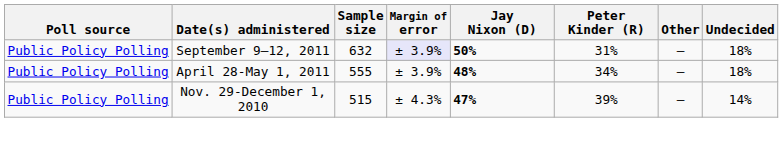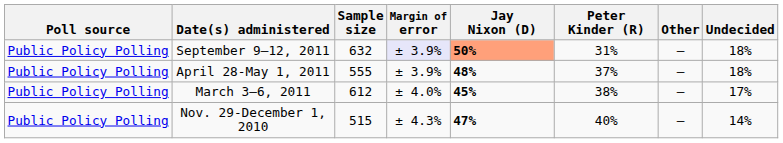(465, 50) no background -> (465, 50) lightsalmon background
(606, 71) 34% -> (606, 71) 37%
+ row: (253, 92)
(606, 99) 39% -> (606, 120) 40%
